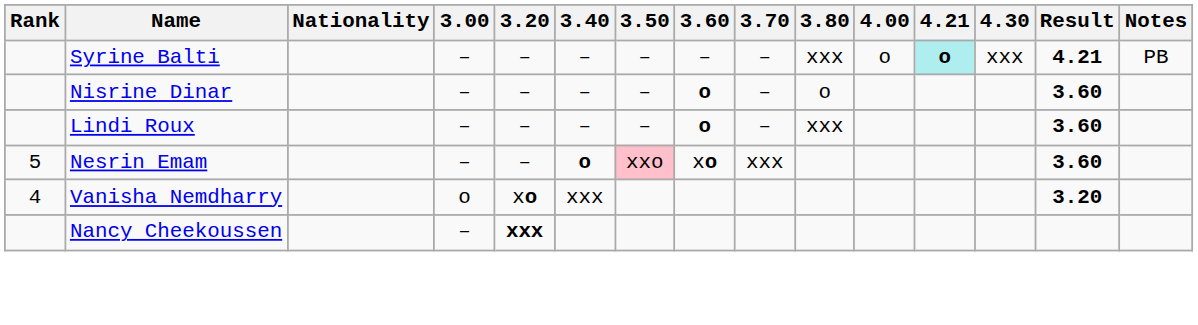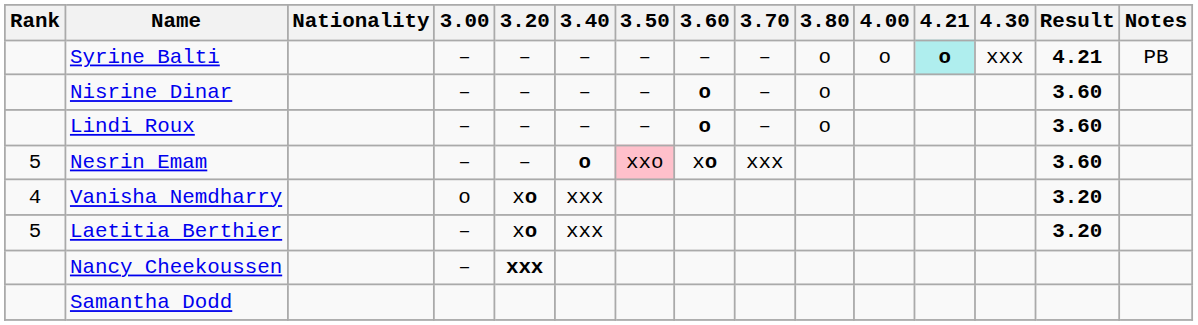(825, 57) xxx -> (825, 57) o
(825, 127) xxx -> (825, 127) o
+ row: (176, 232)
+ row: (151, 302)
